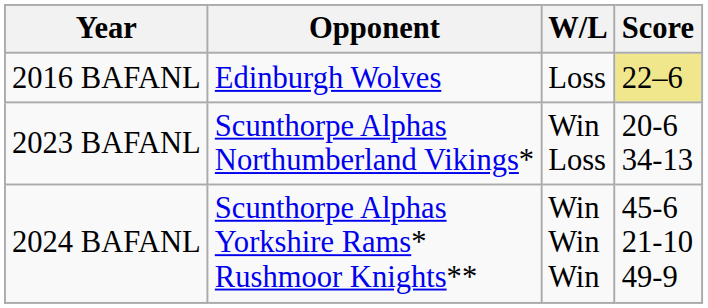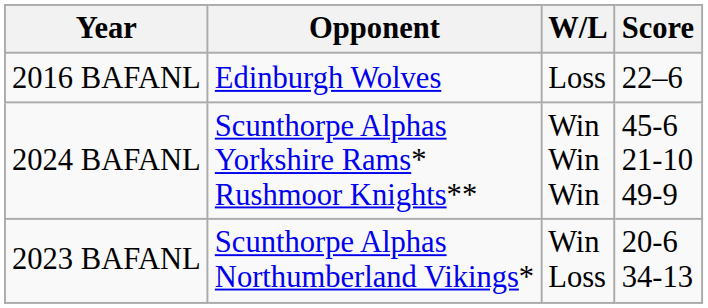(652, 77) khaki background -> (652, 77) no background
rows swapped: (106, 142) <-> (106, 242)
